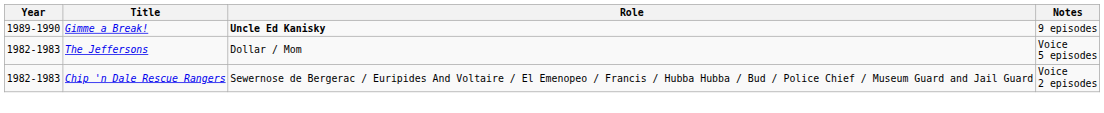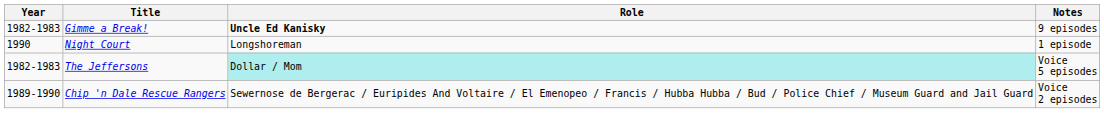(34, 29) 1989-1990 -> (34, 29) 1982-1983
+ row: (98, 45)
(266, 50) no background -> (266, 66) paleturquoise background
(34, 78) 1982-1983 -> (34, 94) 1989-1990
